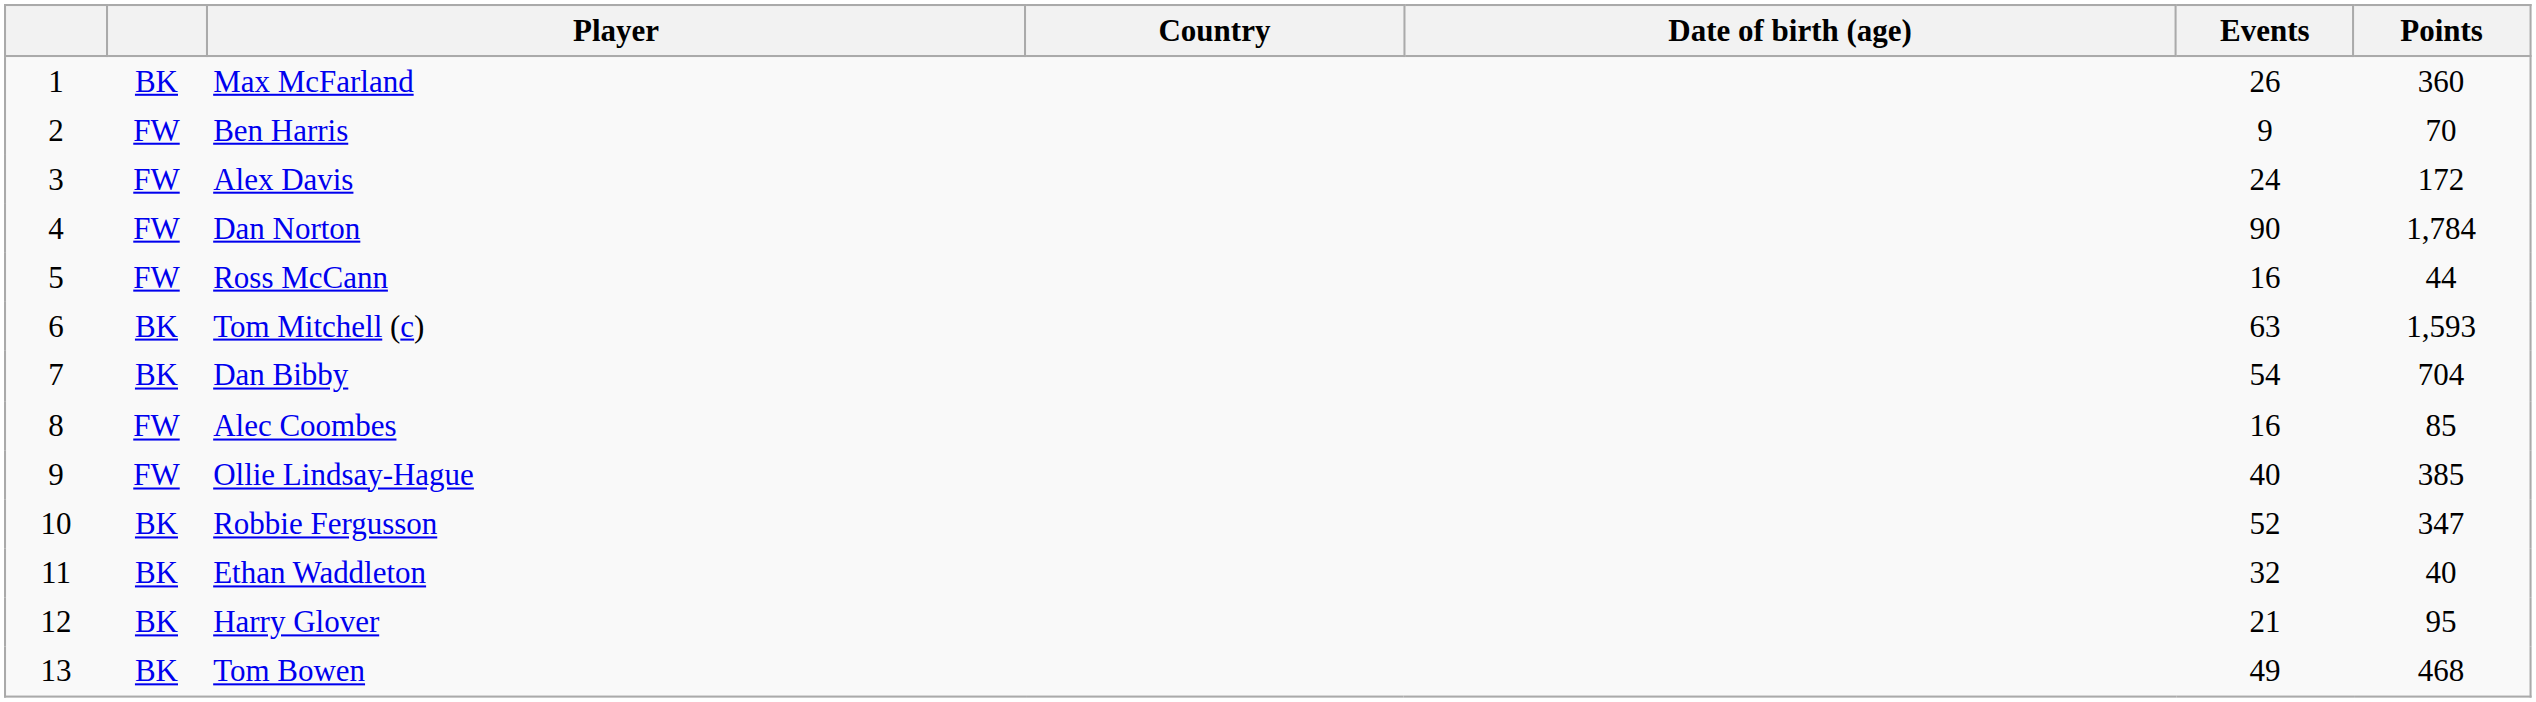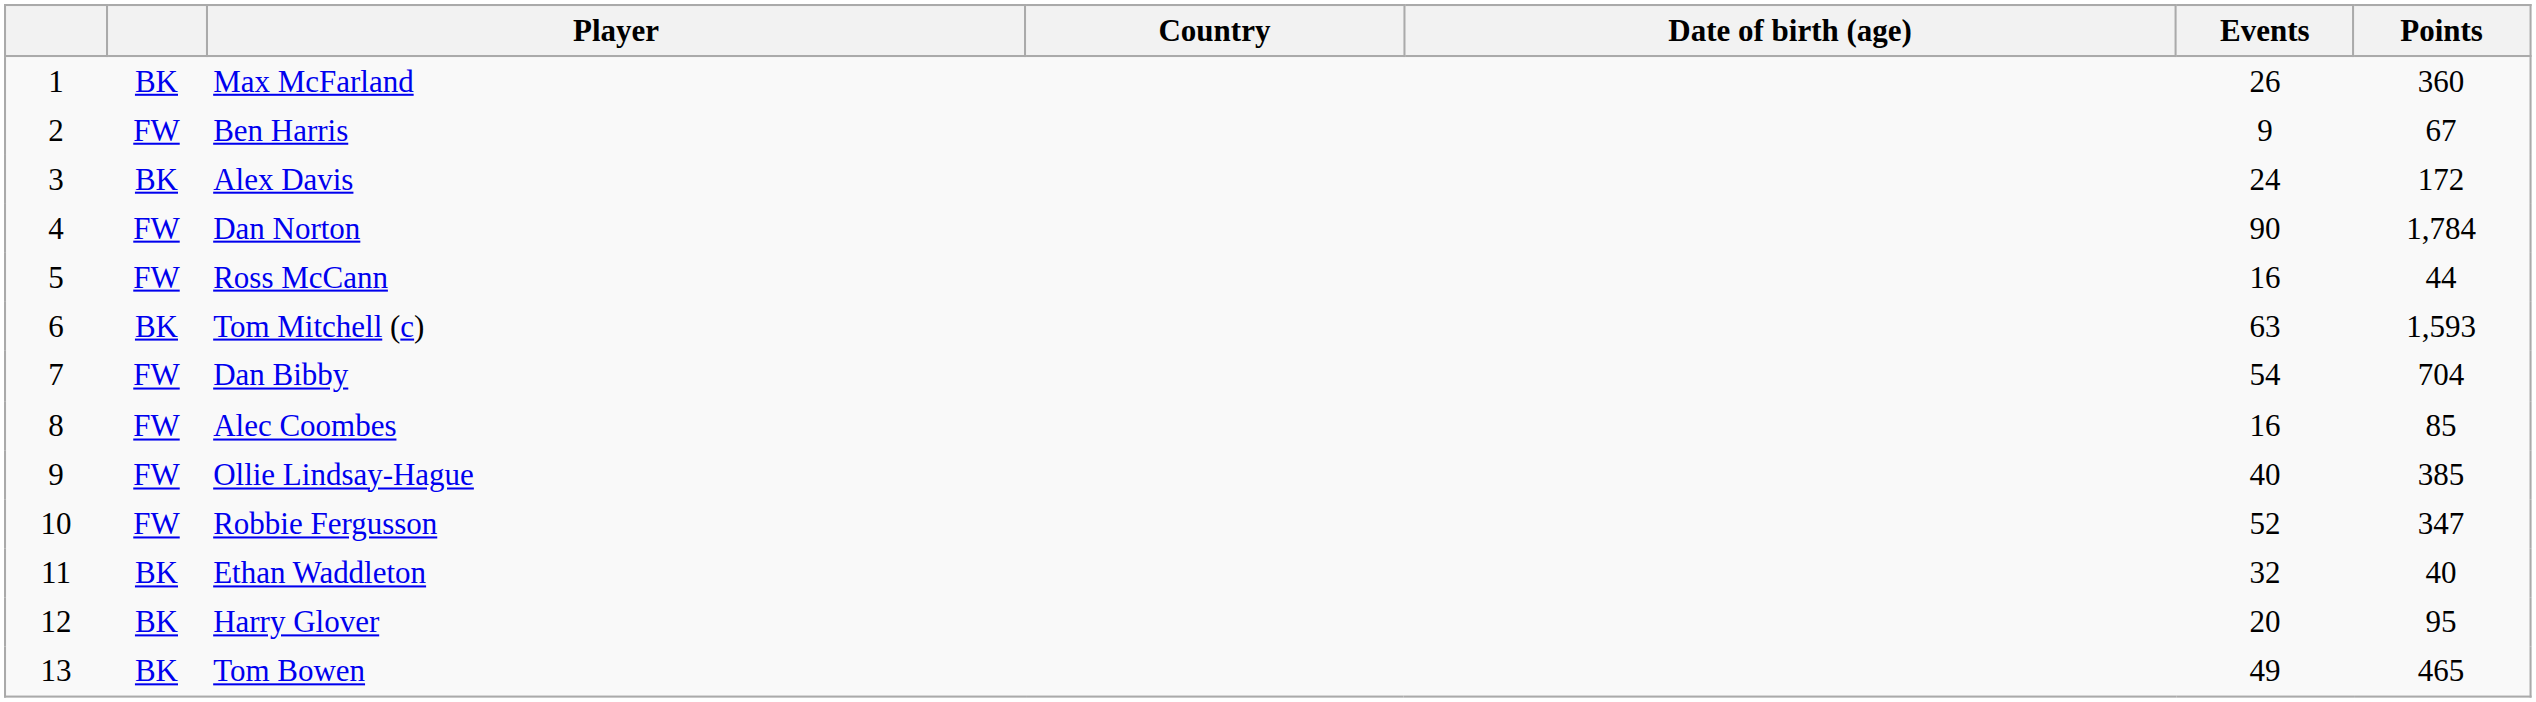(2441, 130) 70 -> (2441, 130) 67
(156, 179) FW -> (156, 179) BK
(156, 375) BK -> (156, 375) FW
(156, 523) BK -> (156, 523) FW
(2265, 621) 21 -> (2265, 621) 20
(2441, 670) 468 -> (2441, 670) 465
